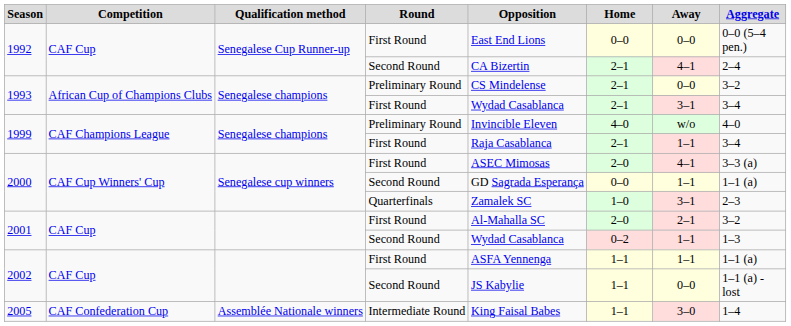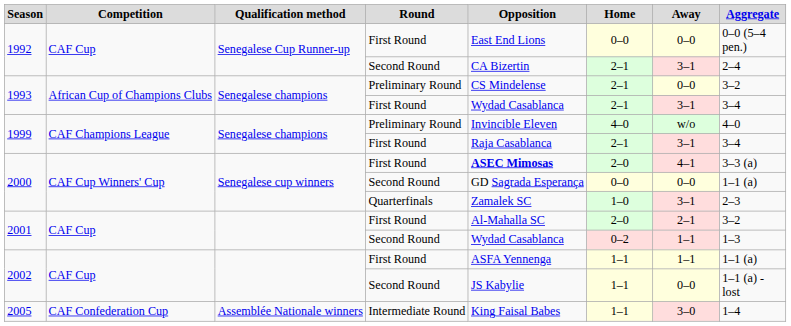(686, 66) 4–1 -> (686, 66) 3–1
(686, 143) 1–1 -> (686, 143) 3–1
(510, 162) normal -> (512, 162) bold
(686, 182) 1–1 -> (686, 182) 0–0
